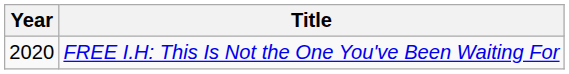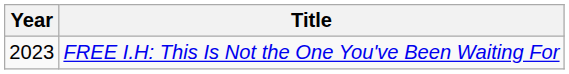(32, 52) 2020 -> (32, 52) 2023
